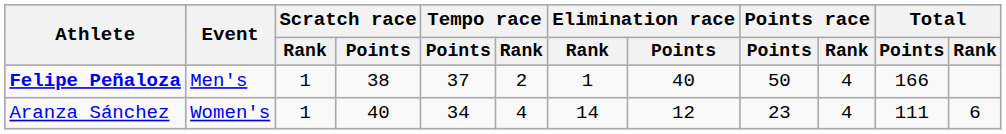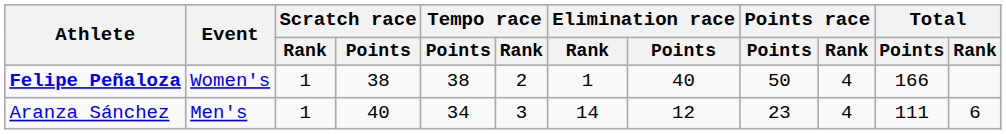(219, 81) Men's -> (230, 81) Women's
(458, 81) 37 -> (458, 81) 38
(230, 113) Women's -> (219, 113) Men's
(521, 113) 4 -> (521, 113) 3
